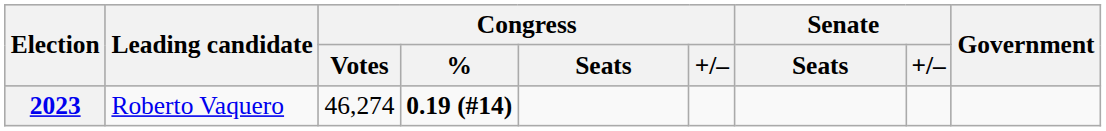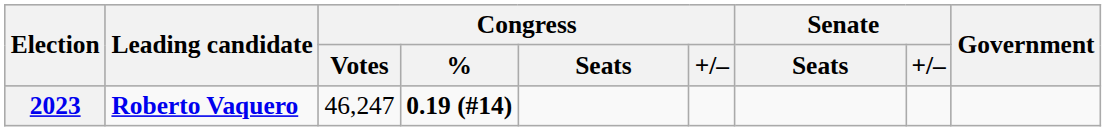(198, 105) normal -> (205, 105) bold
(360, 105) 46,274 -> (360, 105) 46,247
